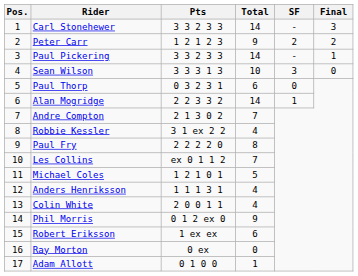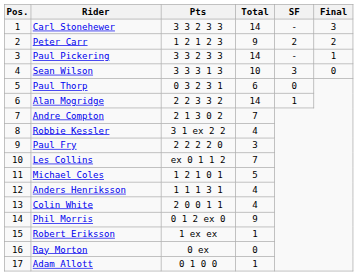(255, 145) 8 -> (255, 145) 3
(255, 234) 6 -> (255, 234) 1
